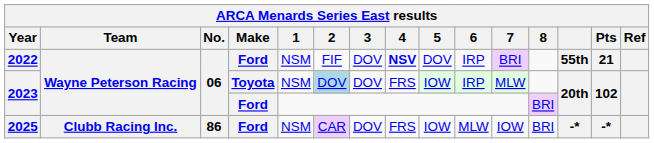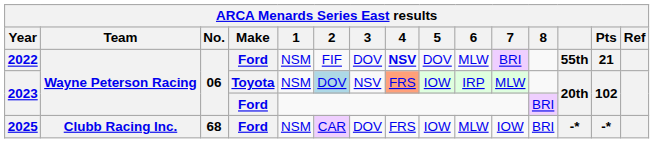(473, 60) IRP -> (473, 60) MLW
(367, 82) DOV -> (367, 82) NSV
(402, 82) no background -> (402, 82) lightsalmon background
(214, 126) 86 -> (214, 126) 68
